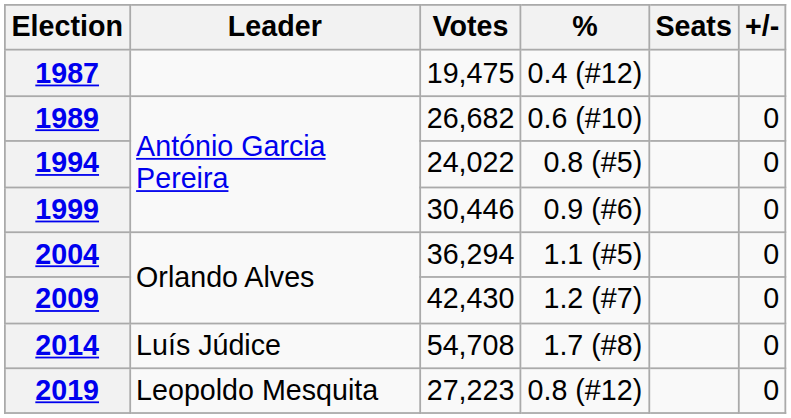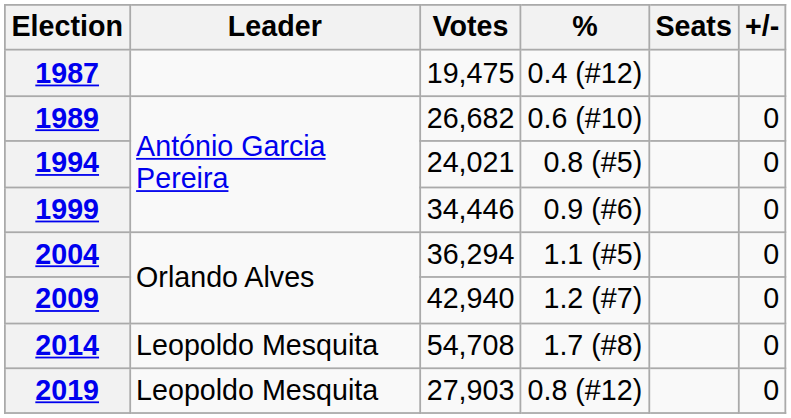(471, 163) 24,022 -> (471, 163) 24,021
(471, 208) 30,446 -> (471, 208) 34,446
(471, 299) 42,430 -> (471, 299) 42,940
(209, 345) Luís Júdice -> (257, 345) Leopoldo Mesquita
(471, 390) 27,223 -> (471, 390) 27,903
